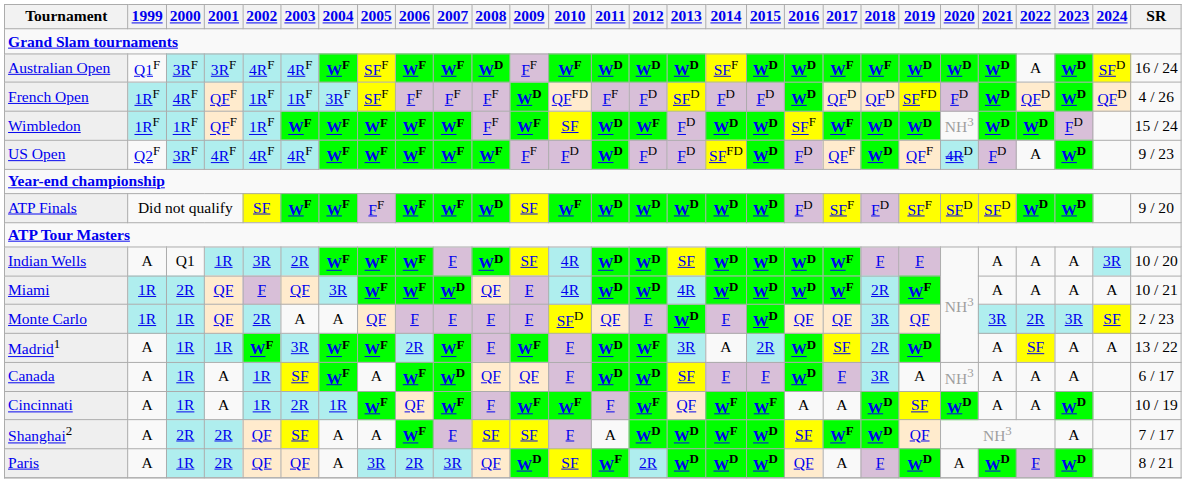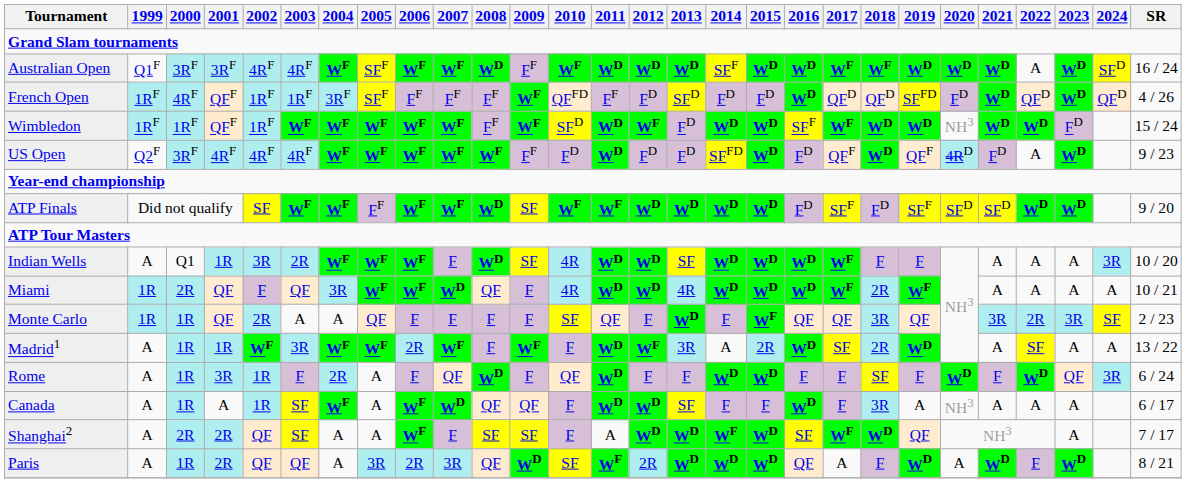(529, 96) WD -> (529, 96) WF
(570, 125) SF -> (570, 125) SFD
(610, 207) WD -> (610, 207) WF
(570, 319) SFD -> (570, 319) SF
(765, 319) WD -> (765, 319) WF
+ row: (27, 376)
- row: (40, 405)
